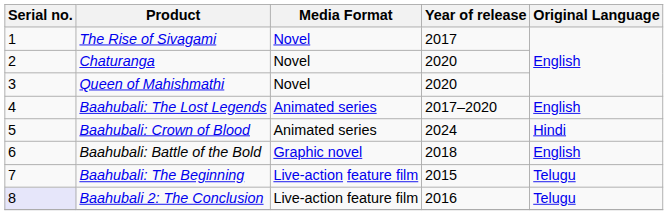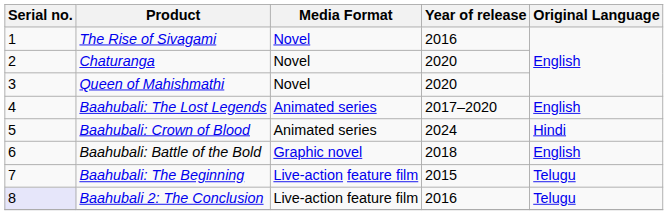(441, 38) 2017 -> (441, 38) 2016
